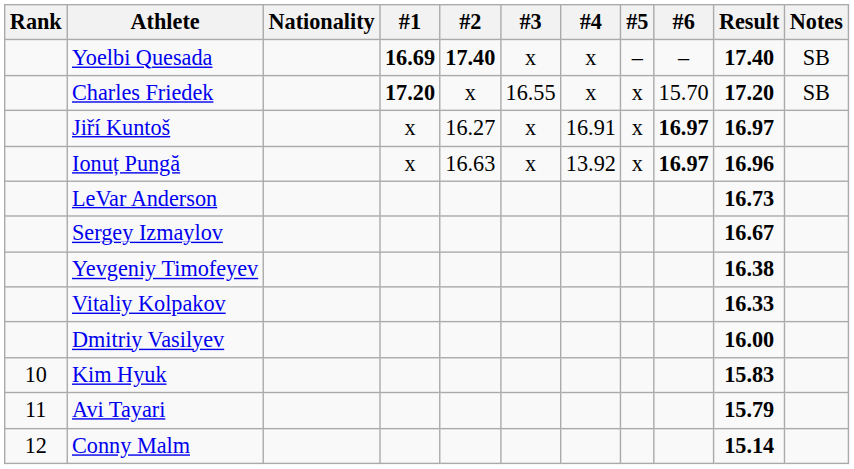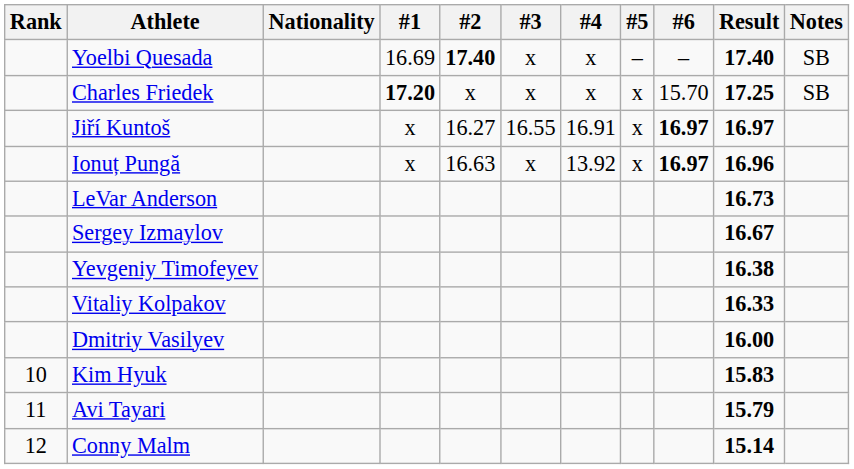(410, 57) bold -> (410, 57) normal
(531, 92) 16.55 -> (531, 92) x
(749, 92) 17.20 -> (749, 92) 17.25
(531, 127) x -> (531, 127) 16.55
